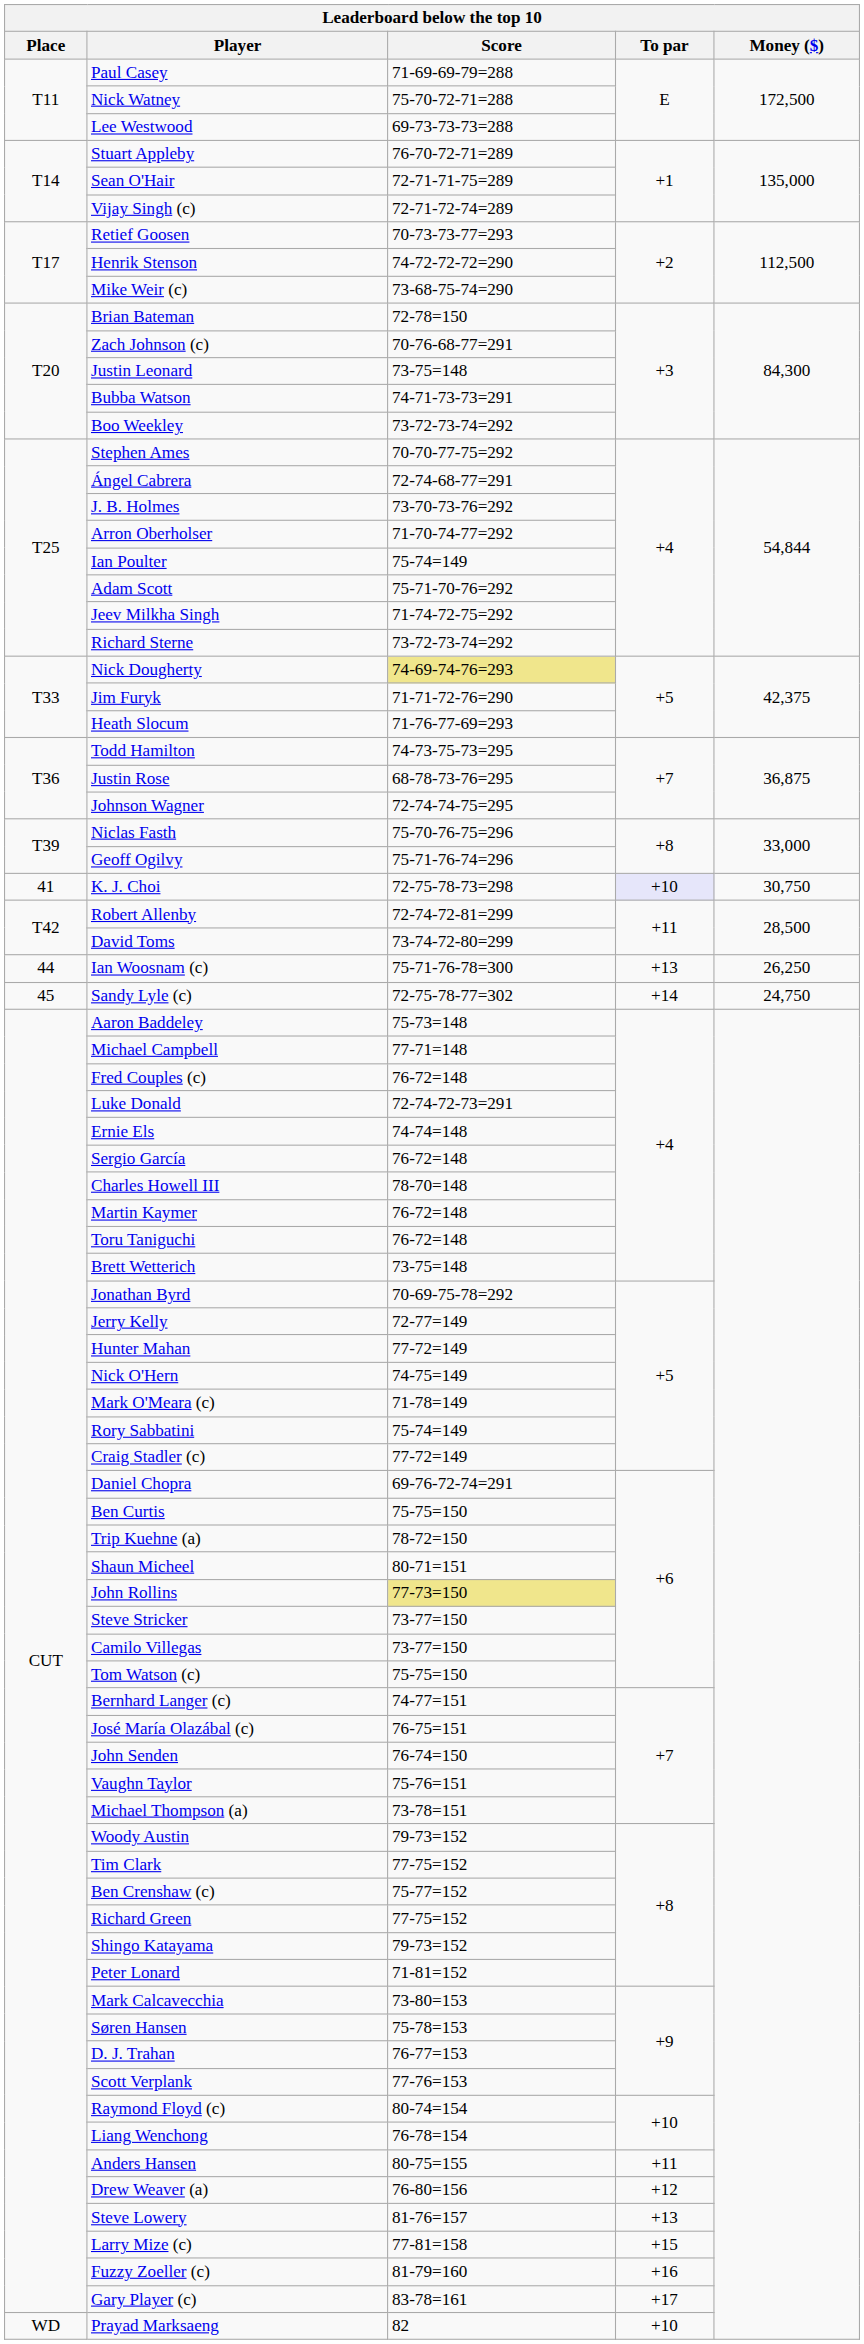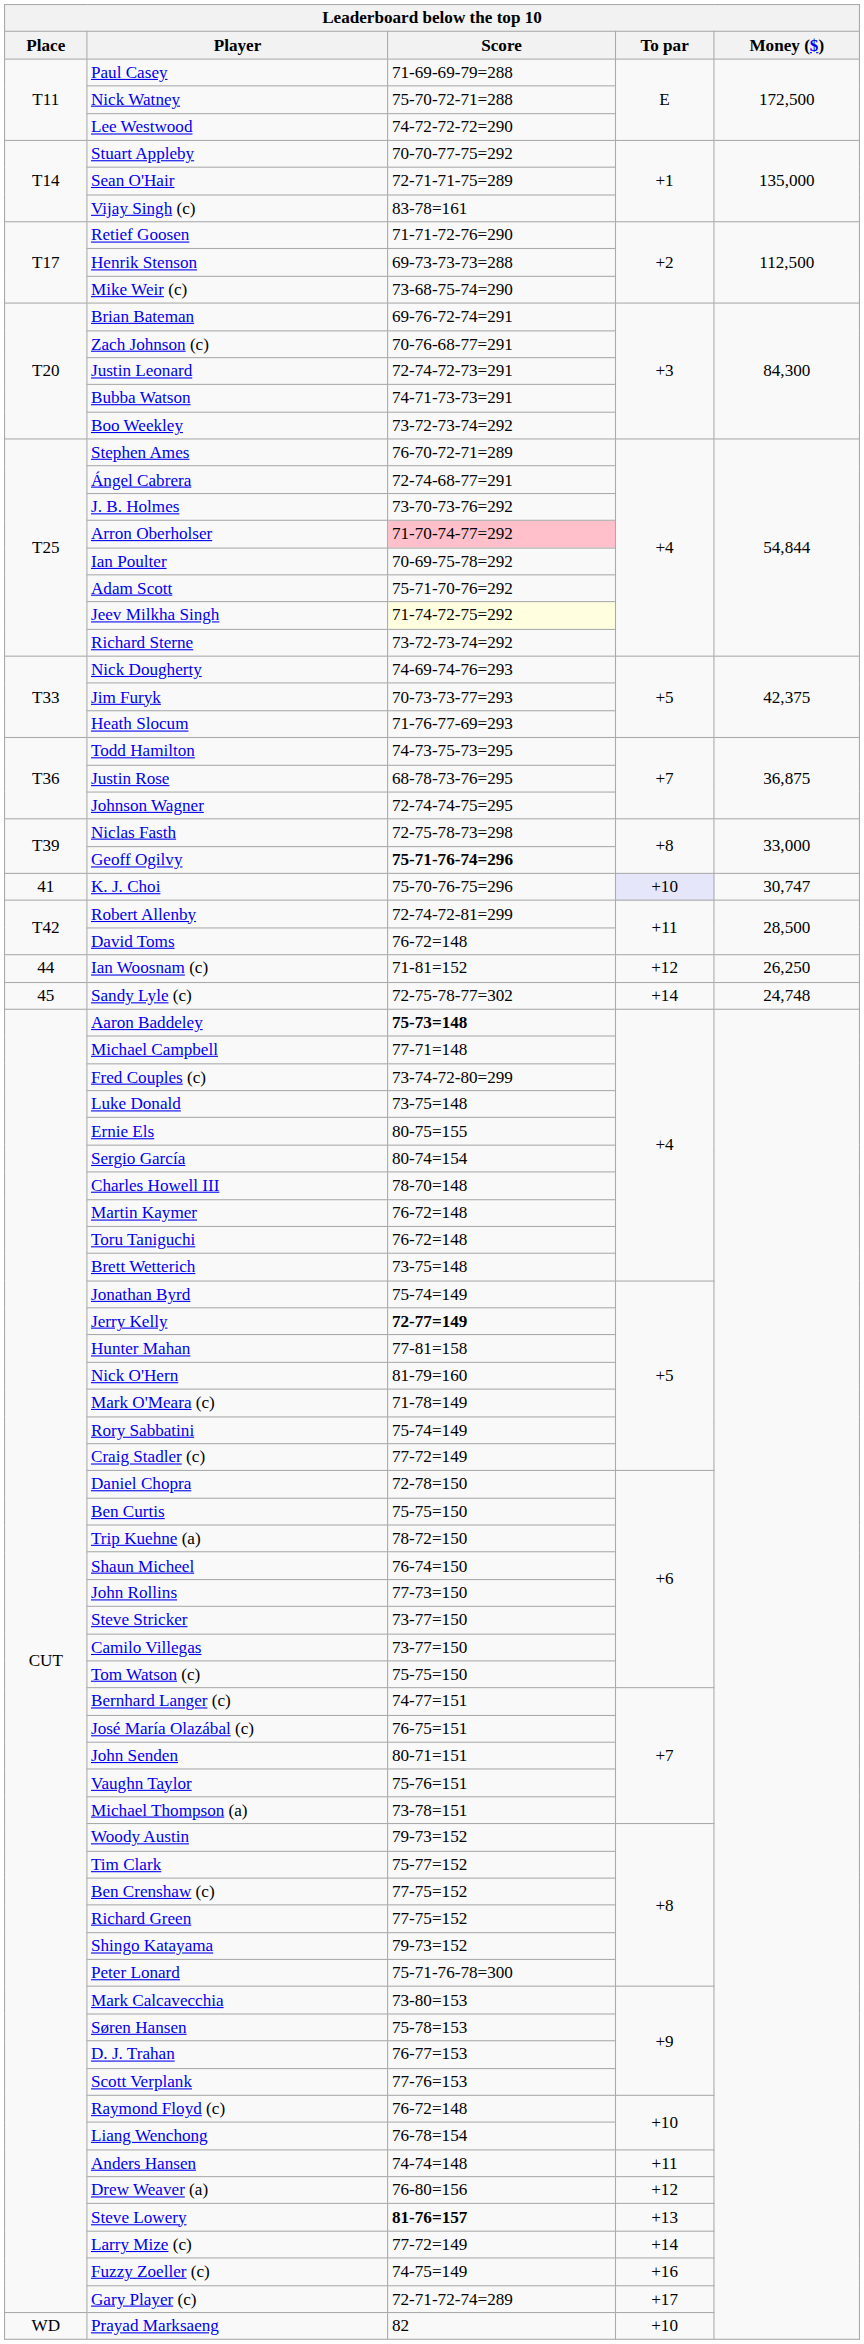(453, 126) 69-73-73-73=288 -> (452, 126) 74-72-72-72=290
(453, 153) 76-70-72-71=289 -> (452, 153) 70-70-77-75=292
(453, 208) 72-71-72-74=289 -> (430, 208) 83-78=161
(453, 235) 70-73-73-77=293 -> (452, 235) 71-71-72-76=290
(453, 262) 74-72-72-72=290 -> (452, 262) 69-73-73-73=288
(430, 316) 72-78=150 -> (452, 316) 69-76-72-74=291
(430, 371) 73-75=148 -> (452, 371) 72-74-72-73=291
(453, 452) 70-70-77-75=292 -> (452, 452) 76-70-72-71=289
(453, 533) no background -> (452, 533) pink background
(430, 561) 75-74=149 -> (452, 561) 70-69-75-78=292
(453, 615) no background -> (452, 615) lightyellow background
(453, 669) khaki background -> (452, 669) no background
(453, 696) 71-71-72-76=290 -> (452, 696) 70-73-73-77=293
(453, 832) 75-70-76-75=296 -> (452, 832) 72-75-78-73=298
(453, 859) normal -> (452, 859) bold
(453, 886) 72-75-78-73=298 -> (452, 886) 75-70-76-75=296
(787, 886) 30,750 -> (787, 886) 30,747
(453, 941) 73-74-72-80=299 -> (430, 941) 76-72=148
(453, 968) 75-71-76-78=300 -> (430, 968) 71-81=152
(665, 968) +13 -> (665, 968) +12
(787, 995) 24,750 -> (787, 995) 24,748
(430, 1022) normal -> (430, 1022) bold
(430, 1076) 76-72=148 -> (452, 1076) 73-74-72-80=299
(453, 1104) 72-74-72-73=291 -> (430, 1104) 73-75=148
(430, 1131) 74-74=148 -> (430, 1131) 80-75=155
(430, 1158) 76-72=148 -> (430, 1158) 80-74=154
(453, 1294) 70-69-75-78=292 -> (430, 1294) 75-74=149
(430, 1321) normal -> (430, 1321) bold
(430, 1348) 77-72=149 -> (430, 1348) 77-81=158
(430, 1375) 74-75=149 -> (430, 1375) 81-79=160
(453, 1484) 69-76-72-74=291 -> (430, 1484) 72-78=150
(430, 1565) 80-71=151 -> (430, 1565) 76-74=150
(430, 1592) khaki background -> (430, 1592) no background
(430, 1755) 76-74=150 -> (430, 1755) 80-71=151
(430, 1864) 77-75=152 -> (430, 1864) 75-77=152
(430, 1891) 75-77=152 -> (430, 1891) 77-75=152
(430, 1972) 71-81=152 -> (452, 1972) 75-71-76-78=300
(430, 2108) 80-74=154 -> (430, 2108) 76-72=148
(430, 2163) 80-75=155 -> (430, 2163) 74-74=148
(430, 2217) normal -> (430, 2217) bold
(430, 2244) 77-81=158 -> (430, 2244) 77-72=149
(665, 2244) +15 -> (665, 2244) +14
(430, 2271) 81-79=160 -> (430, 2271) 74-75=149
(430, 2298) 83-78=161 -> (452, 2298) 72-71-72-74=289
